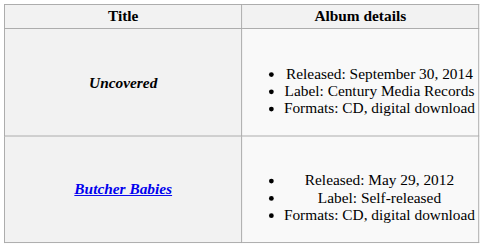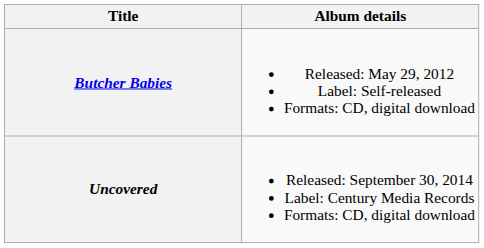rows swapped: (123, 189) <-> (123, 82)
